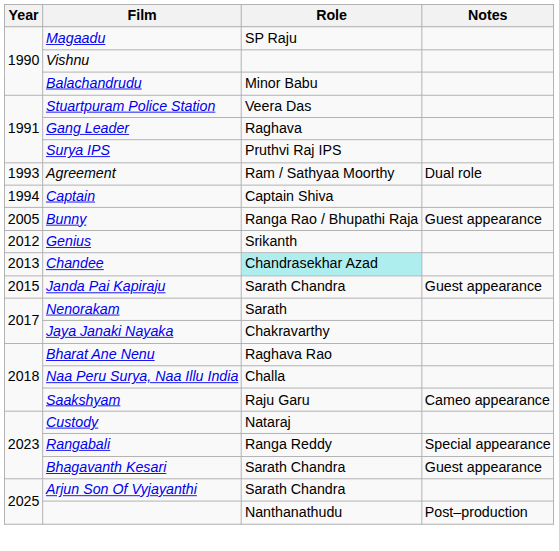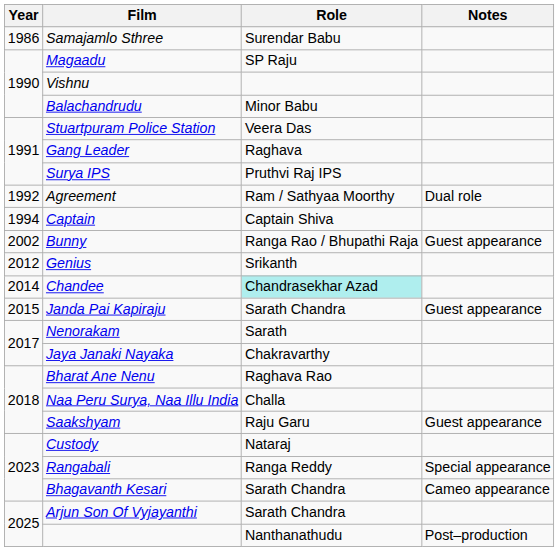+ row: (105, 38)
(24, 173) 1993 -> (24, 196) 1992
(24, 219) 2005 -> (24, 241) 2002
(24, 264) 2013 -> (24, 286) 2014
(487, 399) Cameo appearance -> (483, 422) Guest appearance
(483, 467) Guest appearance -> (487, 490) Cameo appearance
